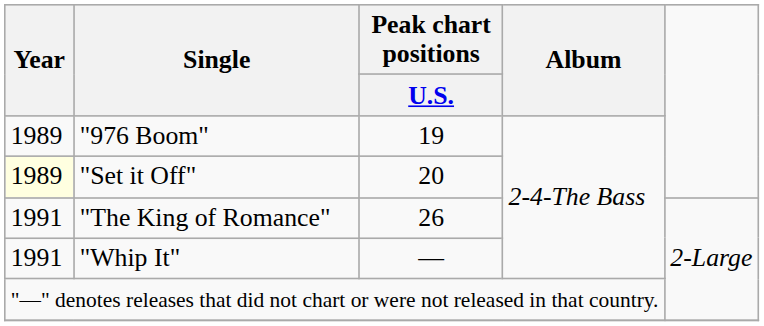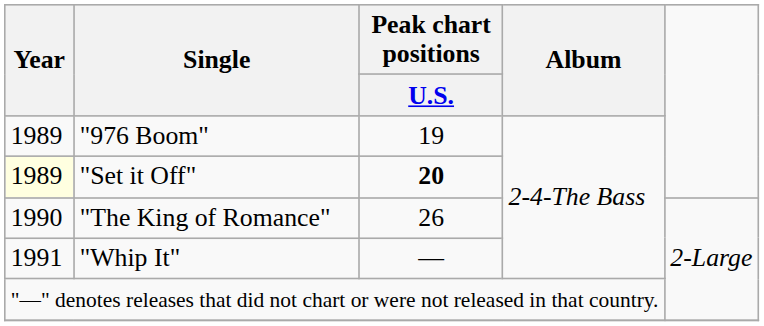(431, 176) normal -> (431, 176) bold
(37, 217) 1991 -> (37, 217) 1990
